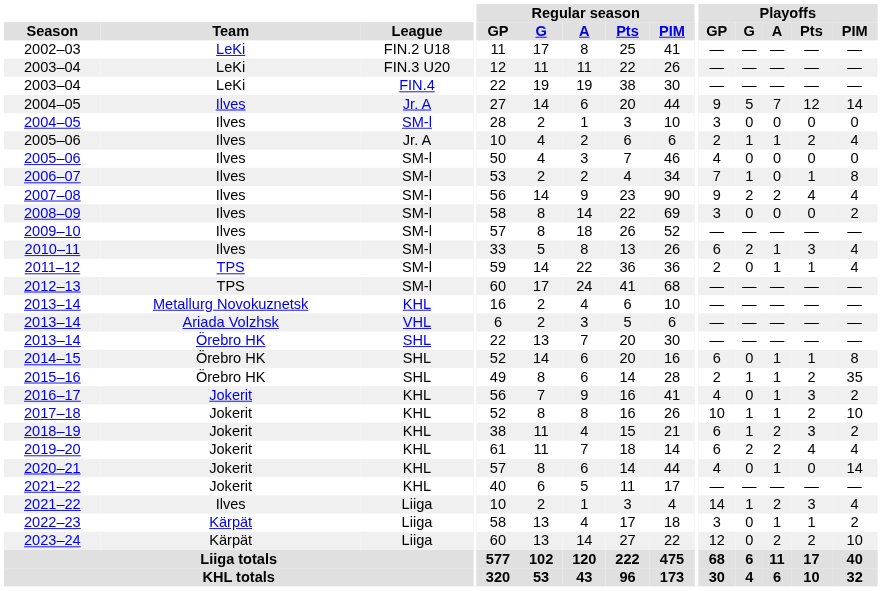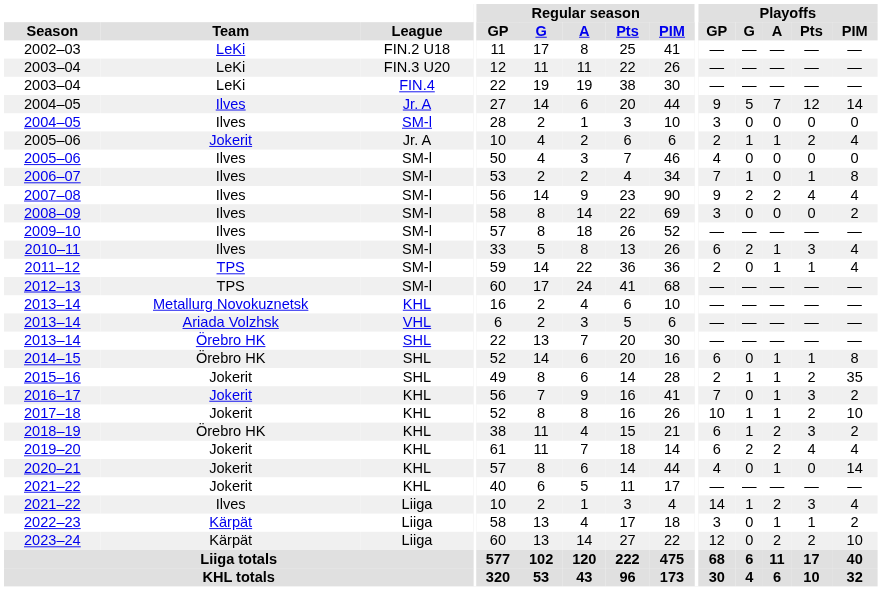(231, 140) Ilves -> (231, 140) Jokerit
(231, 377) Örebro HK -> (231, 377) Jokerit
(717, 395) 4 -> (717, 395) 7
(231, 431) Jokerit -> (231, 431) Örebro HK
